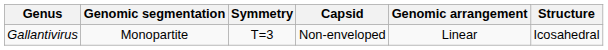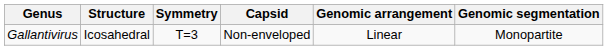columns swapped: (566, 14) <-> (154, 14)
